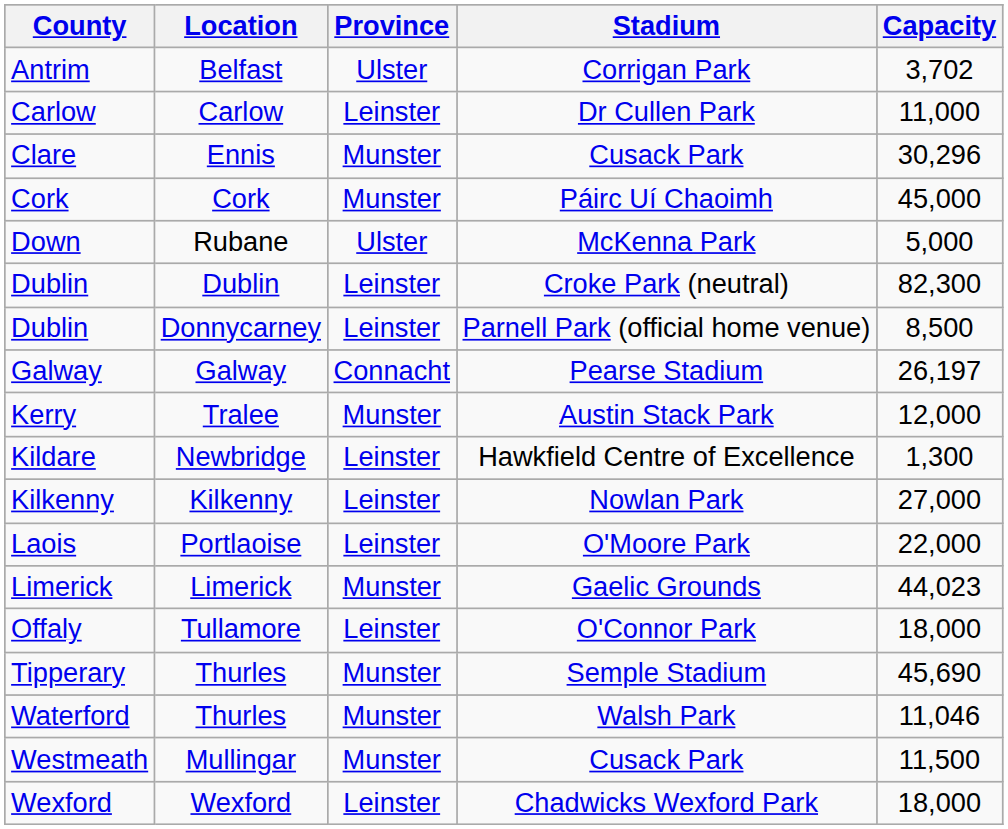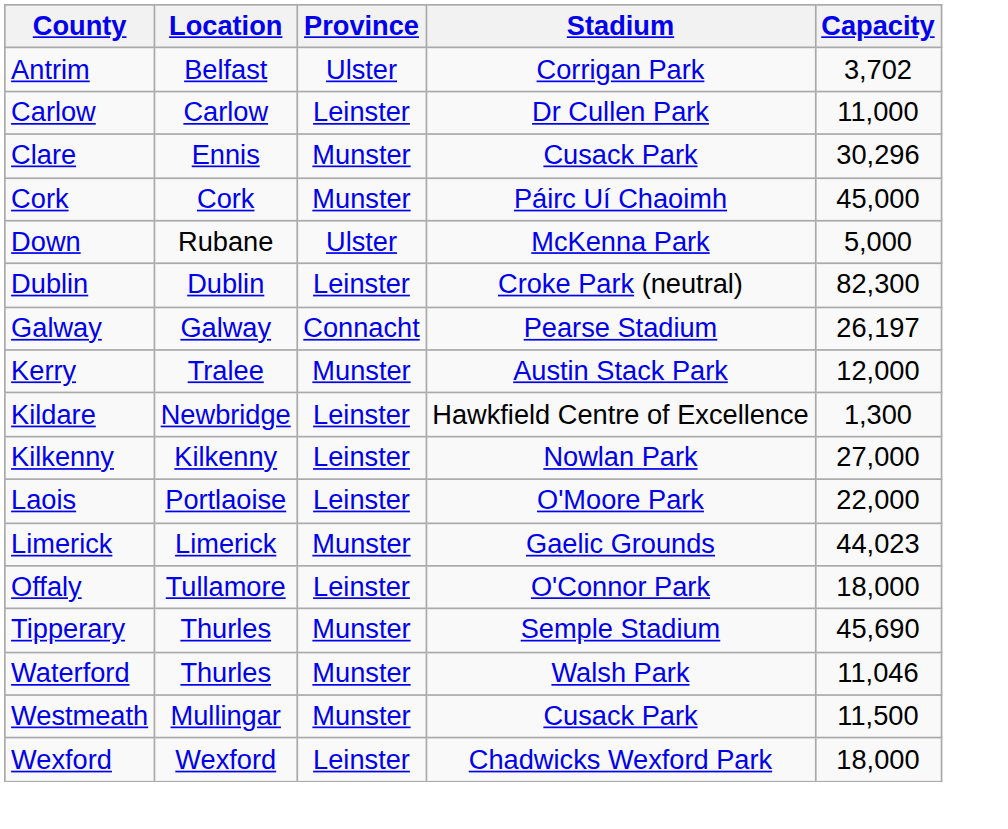- row: (50, 328)
